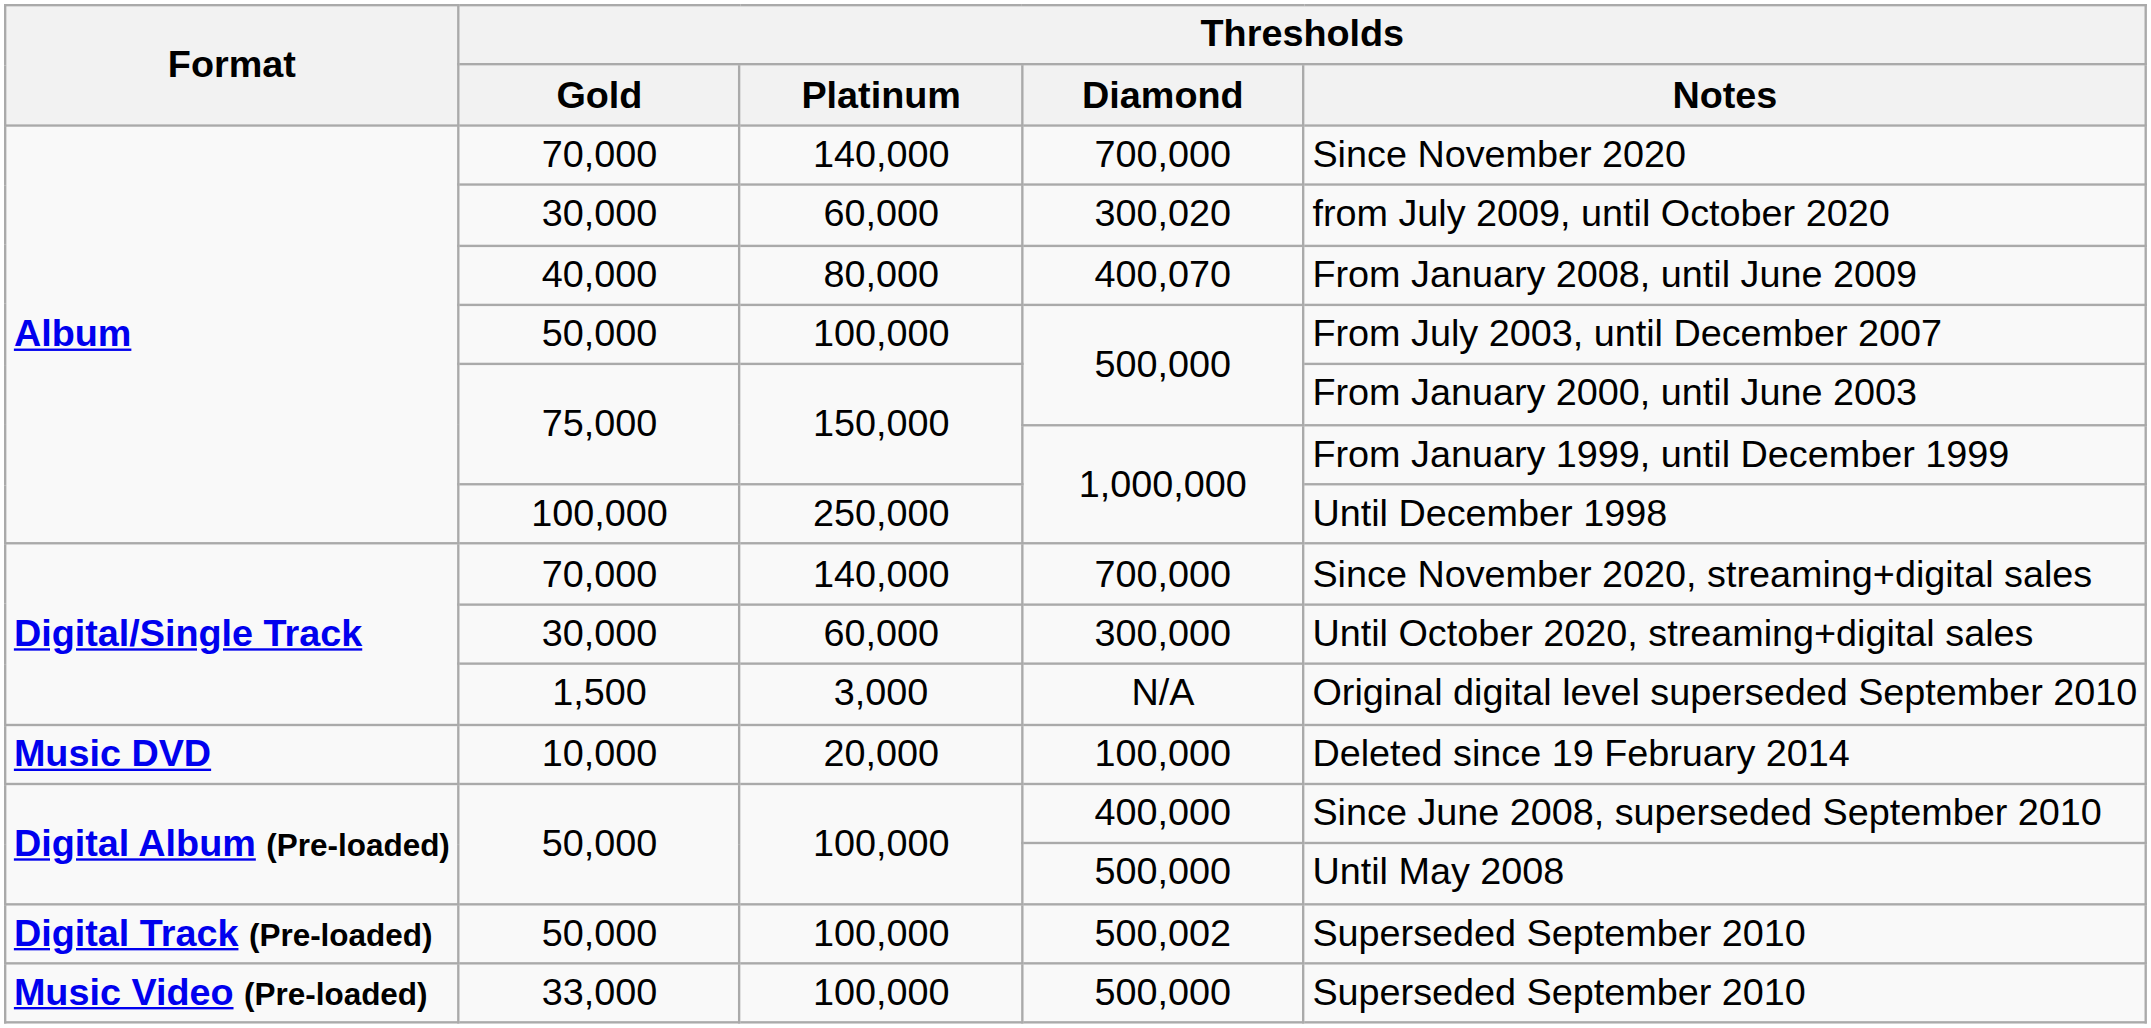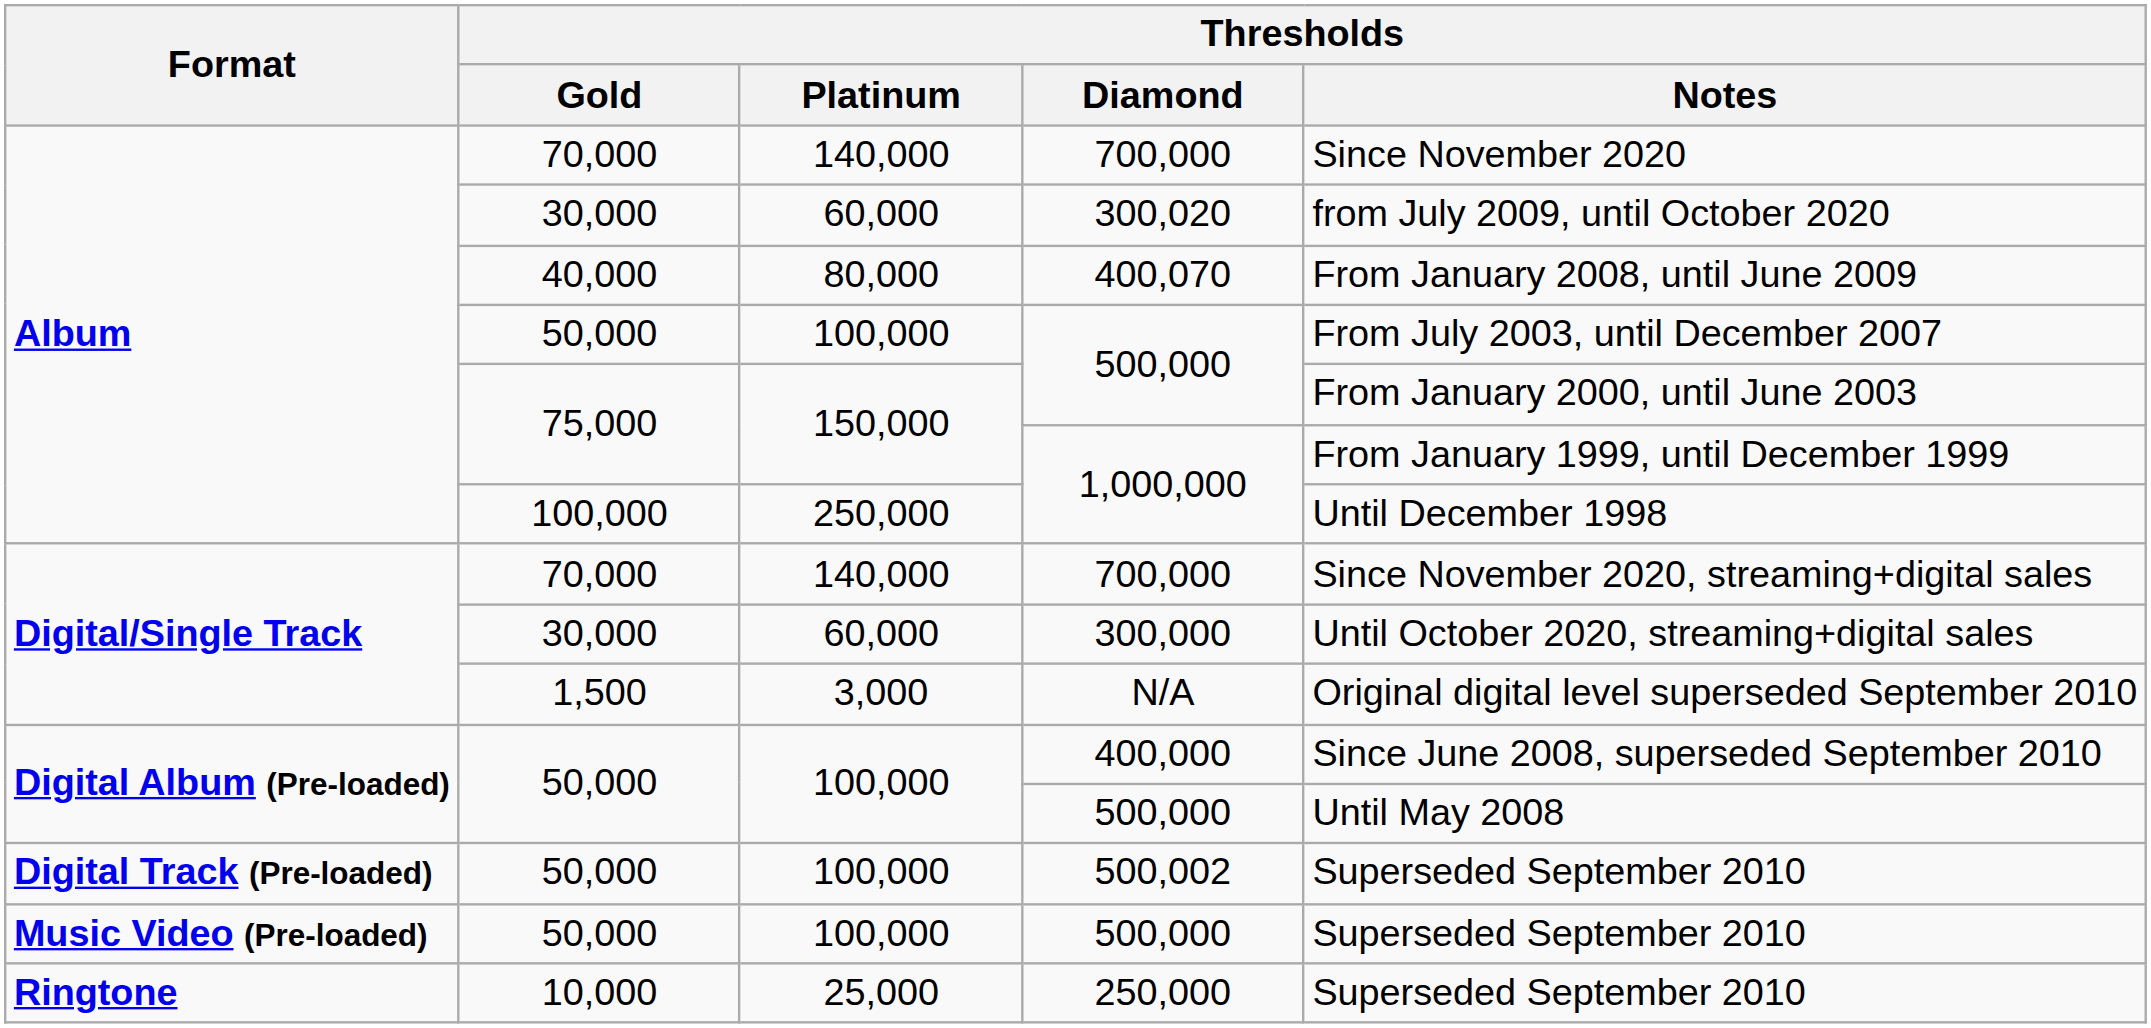- row: (113, 753)
(599, 992) 33,000 -> (599, 932) 50,000
+ row: (96, 992)
